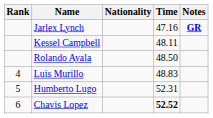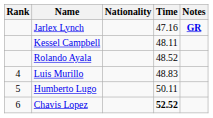(167, 58) 48.50 -> (167, 58) 48.52
(167, 89) 52.31 -> (167, 89) 50.11
